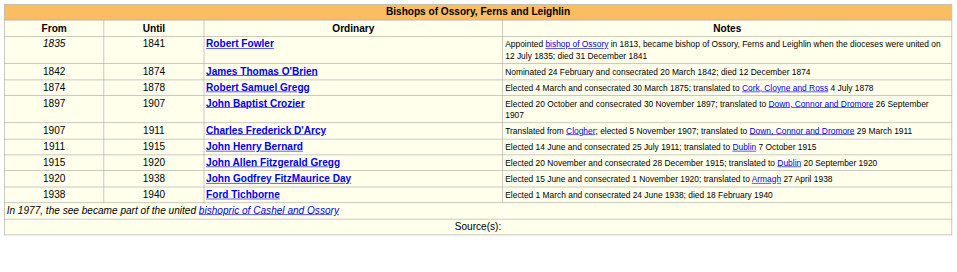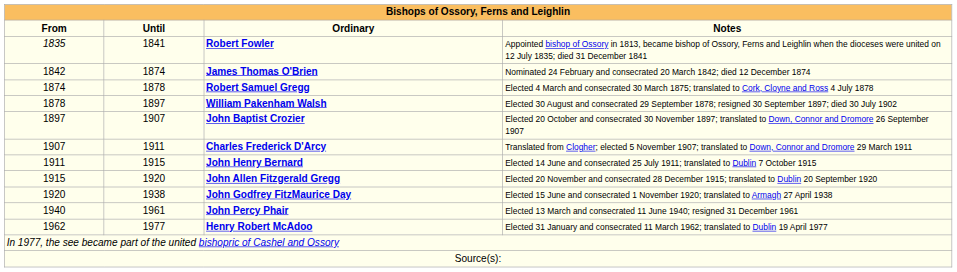+ row: (266, 103)
- row: (243, 195)
+ row: (247, 211)
+ row: (259, 227)
